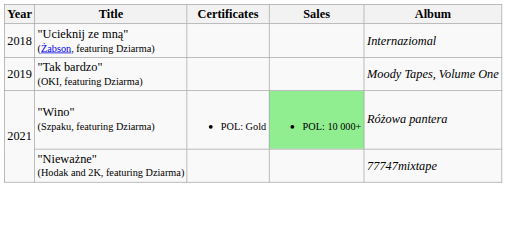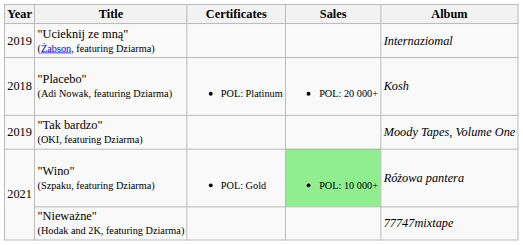(20, 40) 2018 -> (20, 40) 2019
+ row: (105, 86)
